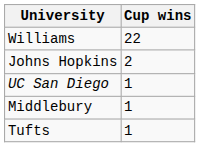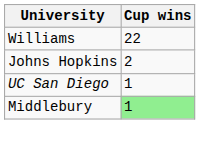(128, 108) no background -> (128, 108) lightgreen background
- row: (29, 130)
